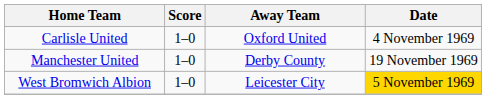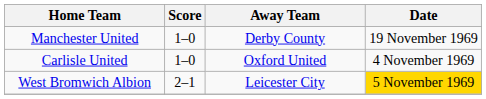rows swapped: (85, 60) <-> (85, 37)
(185, 82) 1–0 -> (185, 82) 2–1
